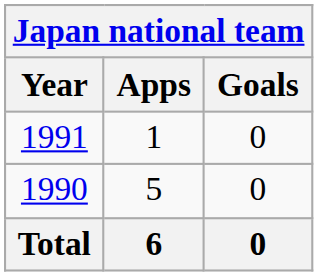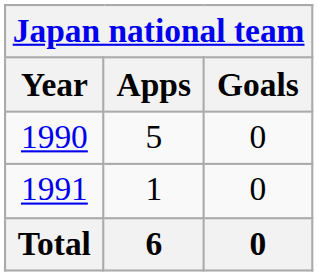rows swapped: (54, 190) <-> (54, 137)
